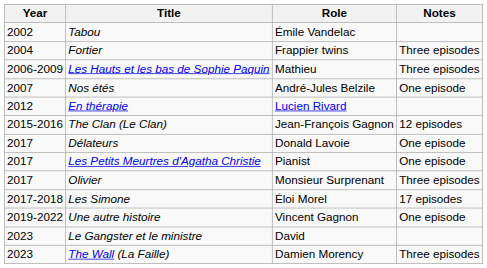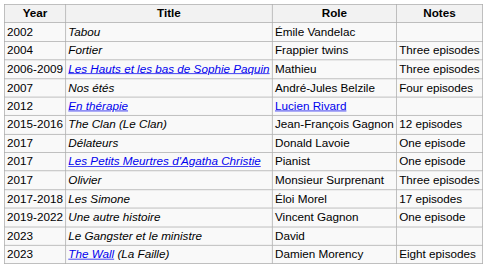(432, 87) One episode -> (436, 87) Four episodes
(439, 254) Three episodes -> (437, 254) Eight episodes
